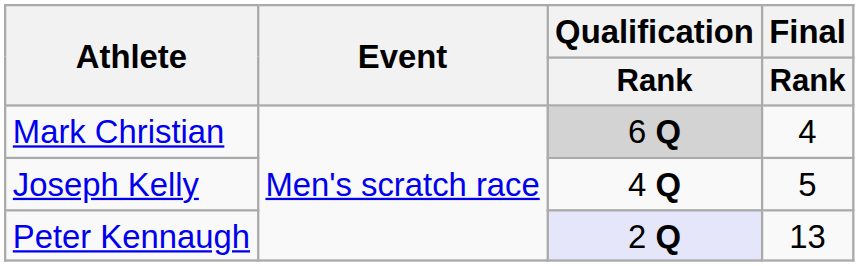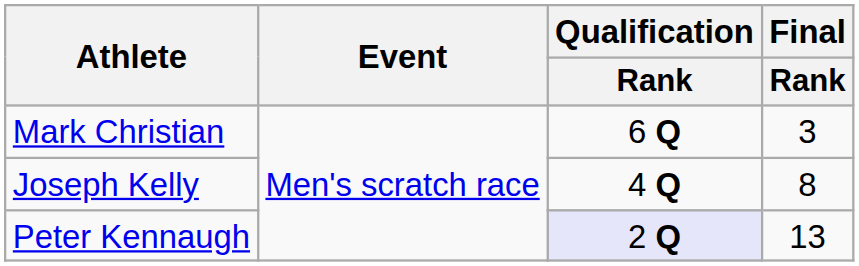(654, 132) lightgrey background -> (654, 132) no background
(808, 132) 4 -> (808, 132) 3
(808, 184) 5 -> (808, 184) 8
